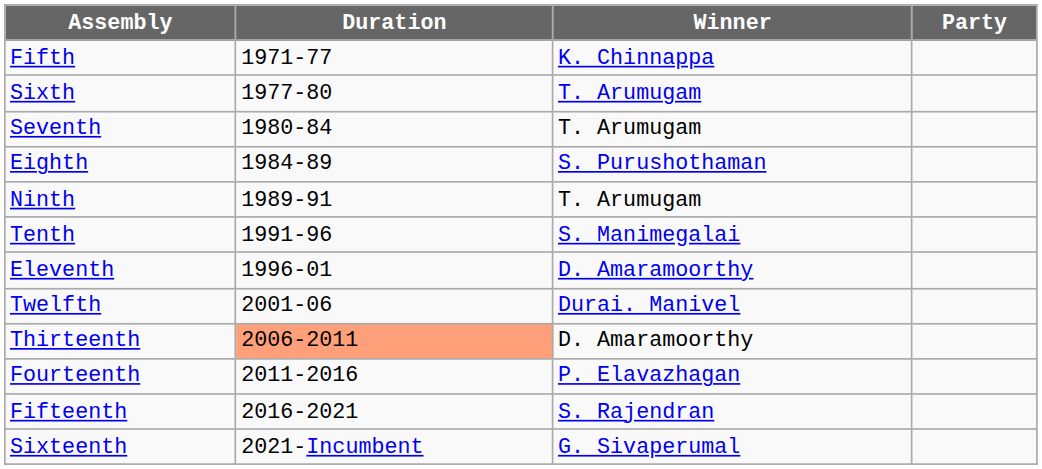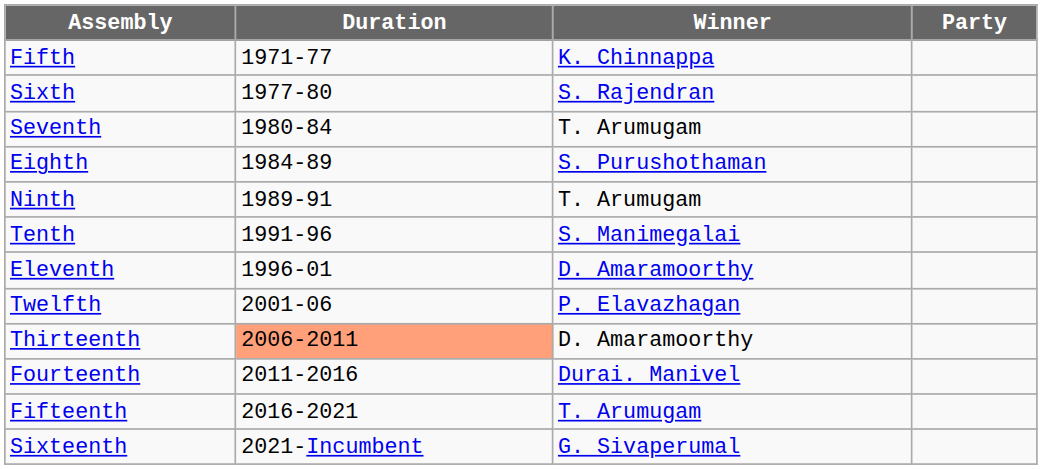(630, 93) T. Arumugam -> (636, 93) S. Rajendran
(649, 306) Durai. Manivel -> (649, 306) P. Elavazhagan
(649, 376) P. Elavazhagan -> (649, 376) Durai. Manivel
(636, 412) S. Rajendran -> (630, 412) T. Arumugam
